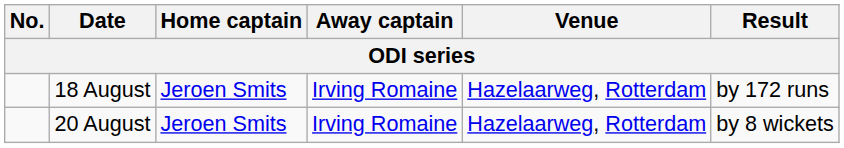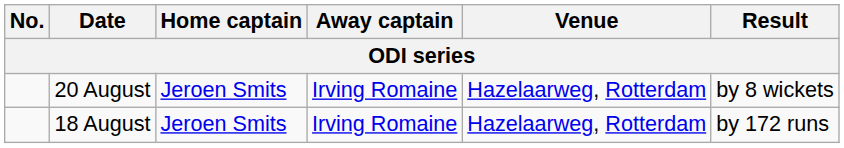rows swapped: (102, 90) <-> (102, 124)
